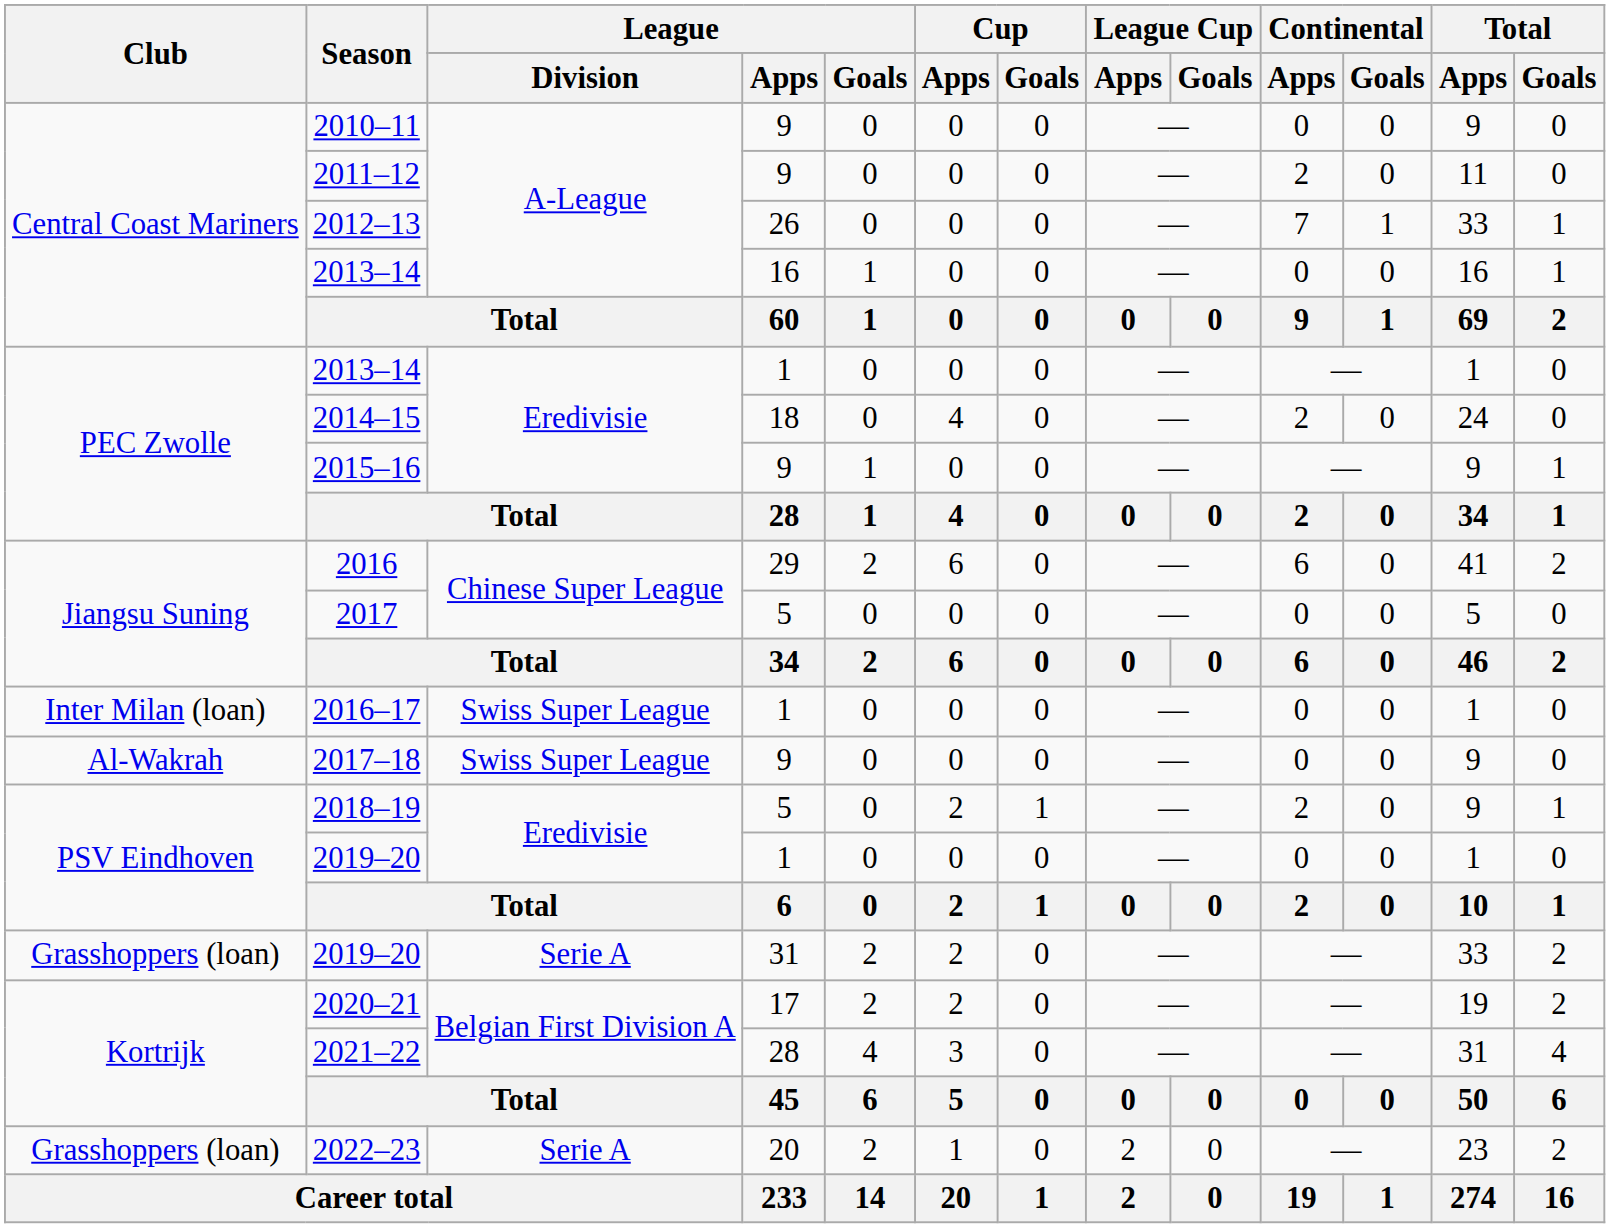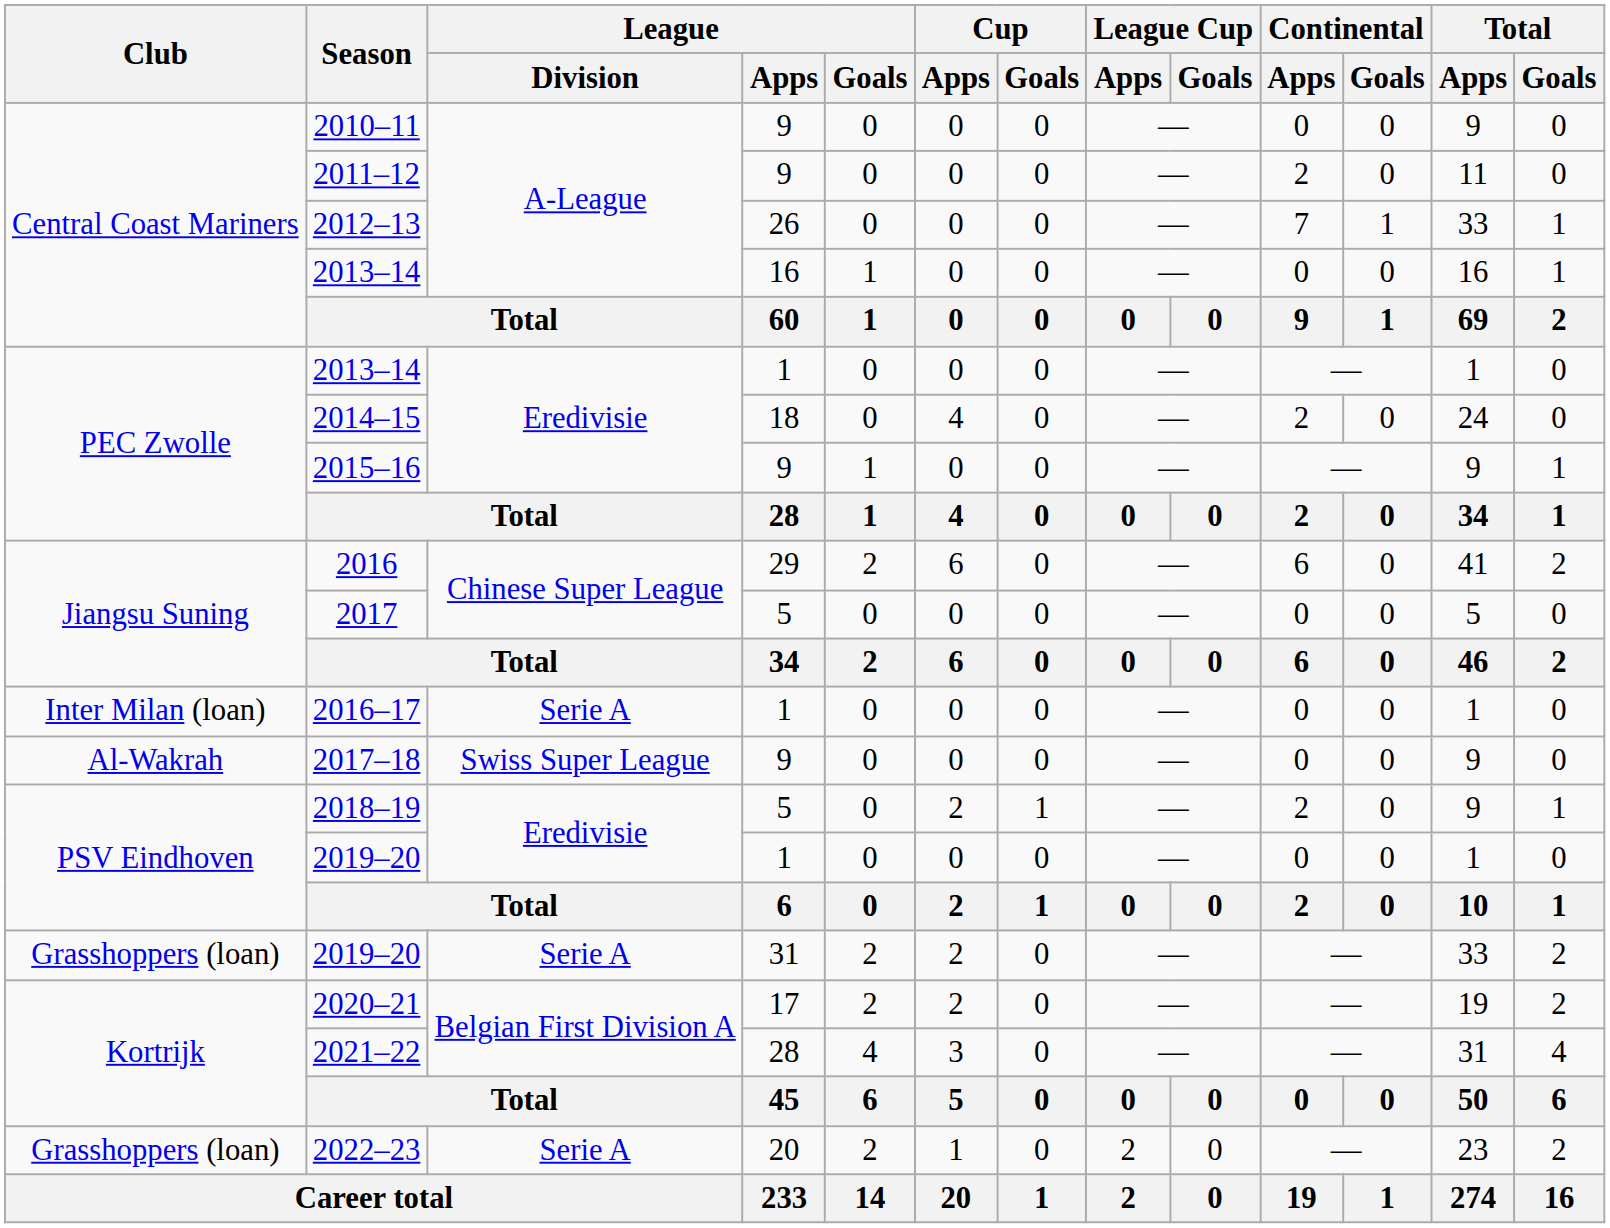(585, 710) Swiss Super League -> (585, 710) Serie A
